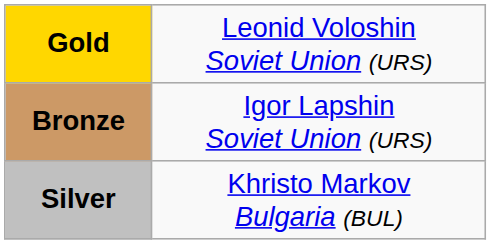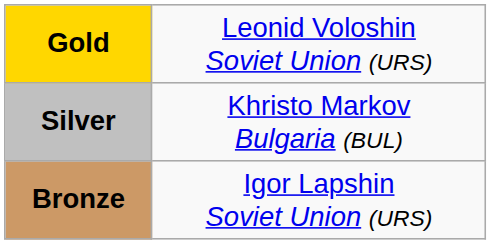rows swapped: (78, 199) <-> (78, 121)
